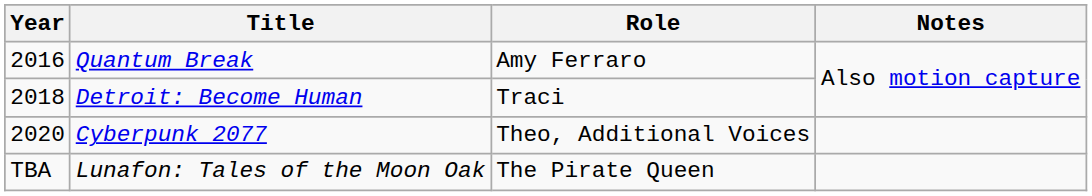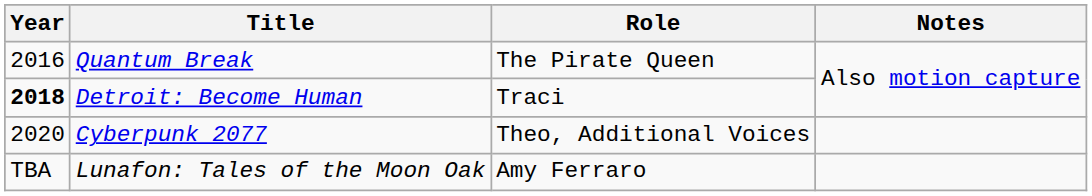(571, 60) Amy Ferraro -> (605, 60) The Pirate Queen
(38, 98) normal -> (38, 98) bold
(605, 172) The Pirate Queen -> (571, 172) Amy Ferraro
